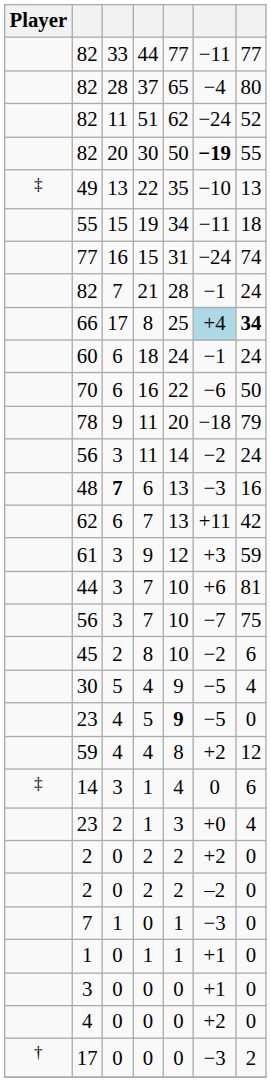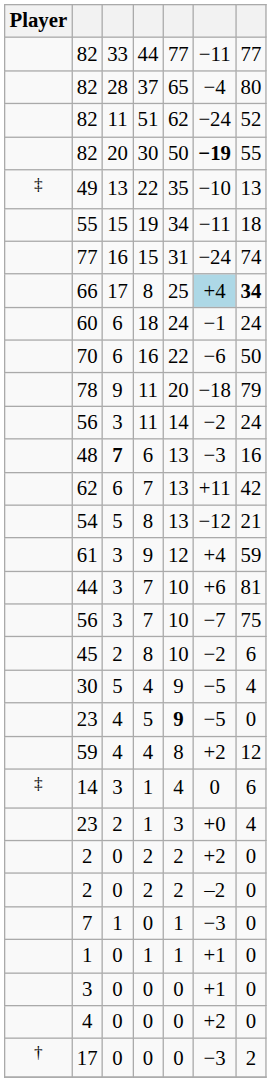- row: (87, 290)
+ row: (87, 521)
(215, 554) +3 -> (215, 554) +4
